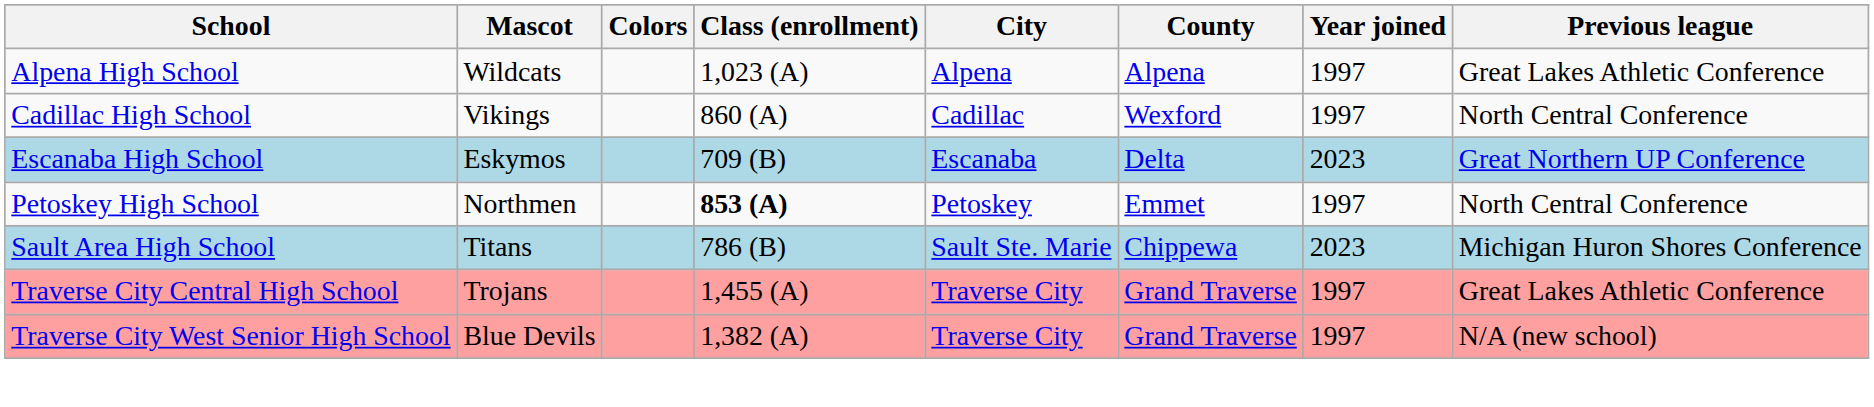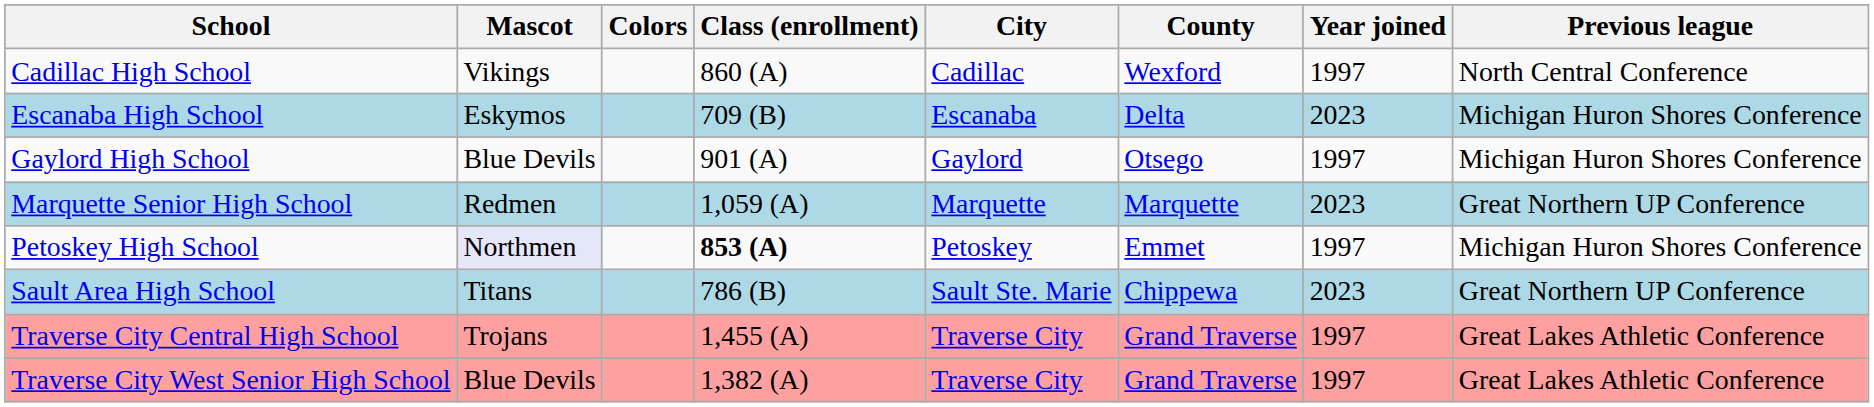- row: (125, 70)
(1632, 159) Great Northern UP Conference -> (1660, 114) Michigan Huron Shores Conference
+ row: (130, 159)
+ row: (182, 203)
(520, 203) no background -> (520, 247) lavender background
(1603, 203) North Central Conference -> (1660, 247) Michigan Huron Shores Conference
(1660, 247) Michigan Huron Shores Conference -> (1632, 291) Great Northern UP Conference
(1558, 335) N/A (new school) -> (1642, 379) Great Lakes Athletic Conference
